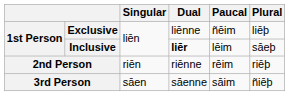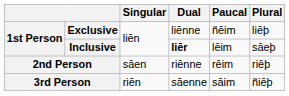(132, 64) riēn -> (135, 64) sāen
(135, 82) sāen -> (132, 82) riēn
